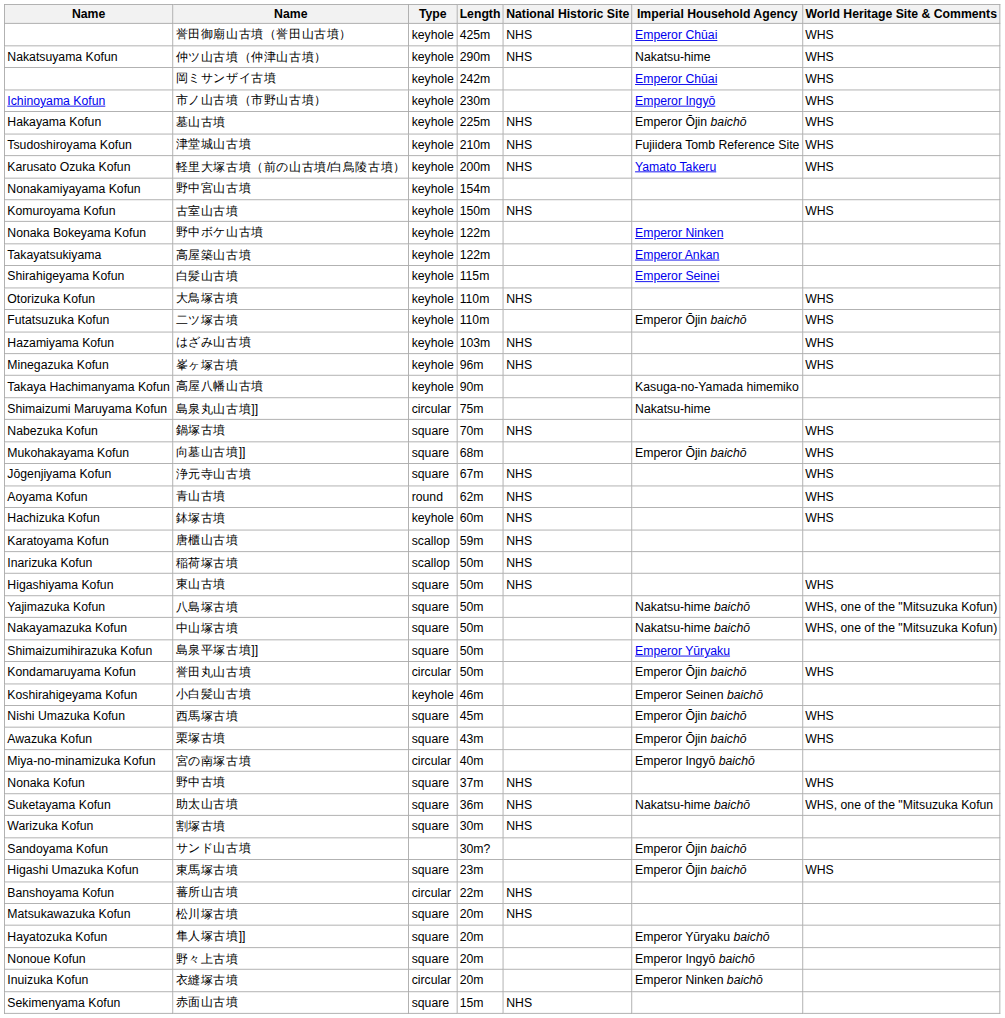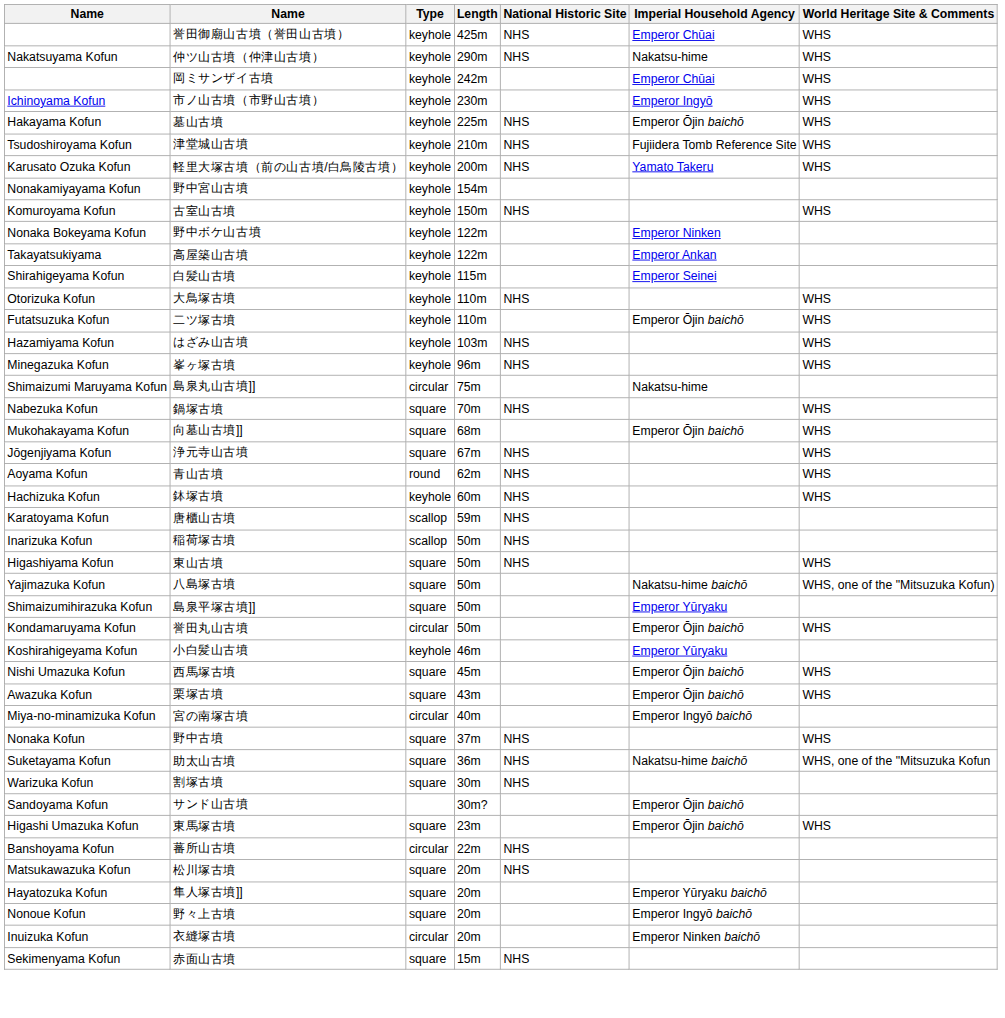- row: (220, 386)
- row: (207, 628)
(699, 694) Emperor Seinen baichō -> (680, 650) Emperor Yūryaku
